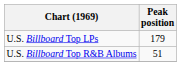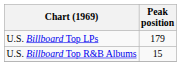(158, 54) 51 -> (158, 54) 15
